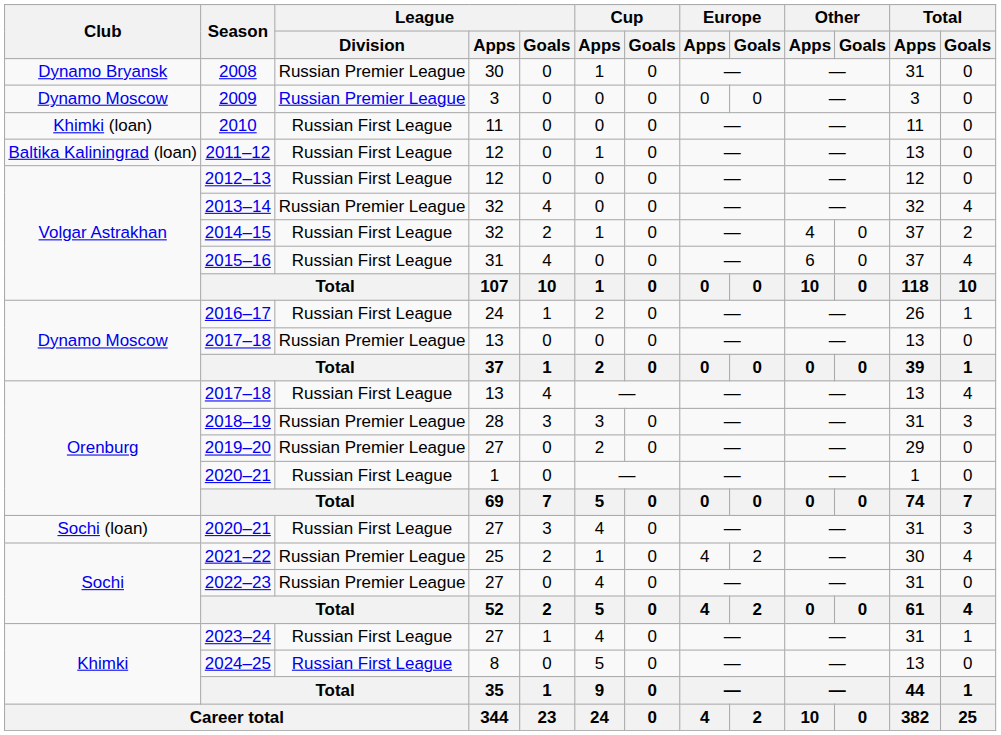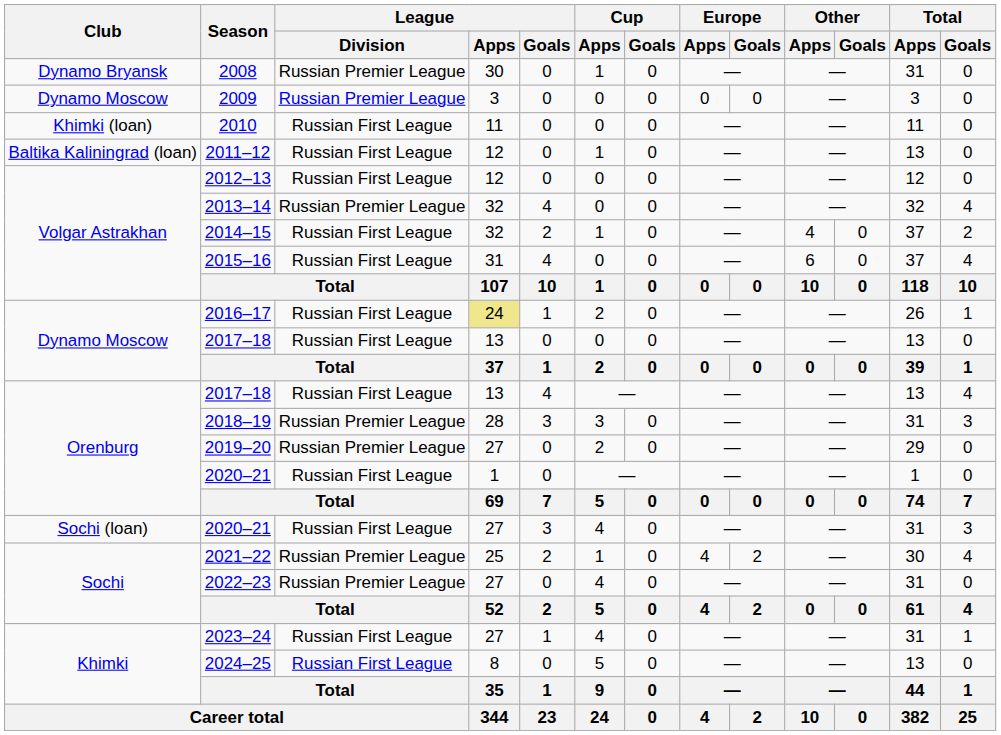(494, 313) no background -> (494, 313) khaki background
(372, 340) Russian Premier League -> (372, 340) Russian First League
